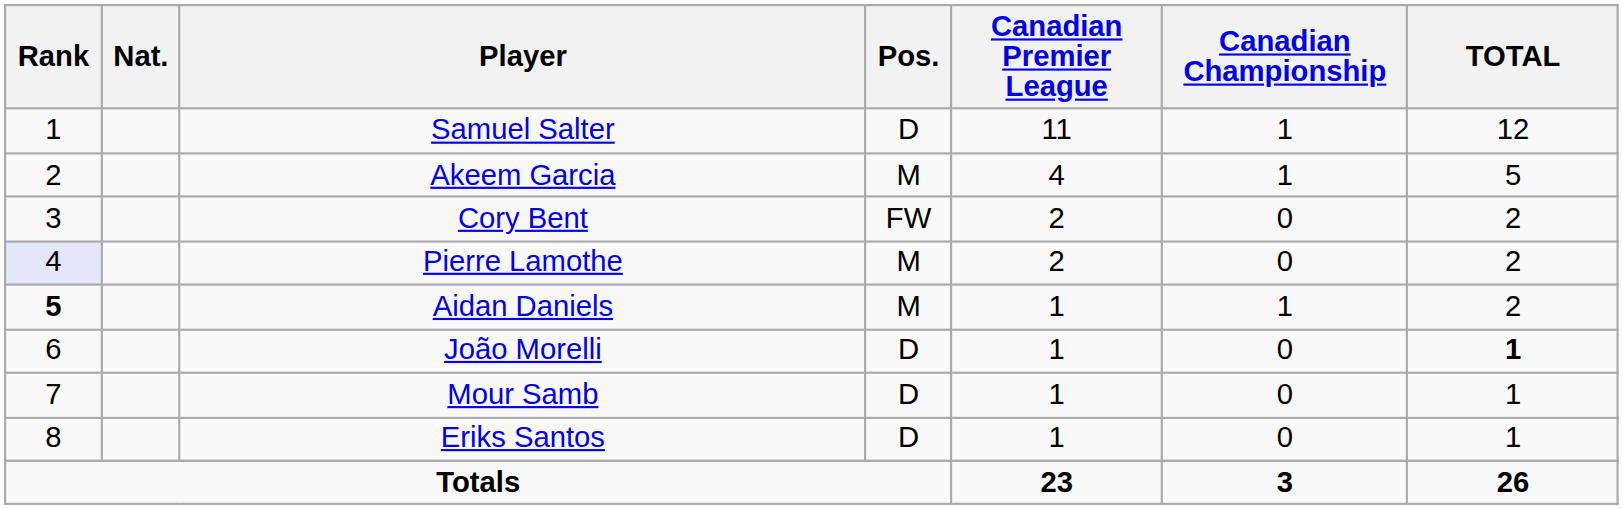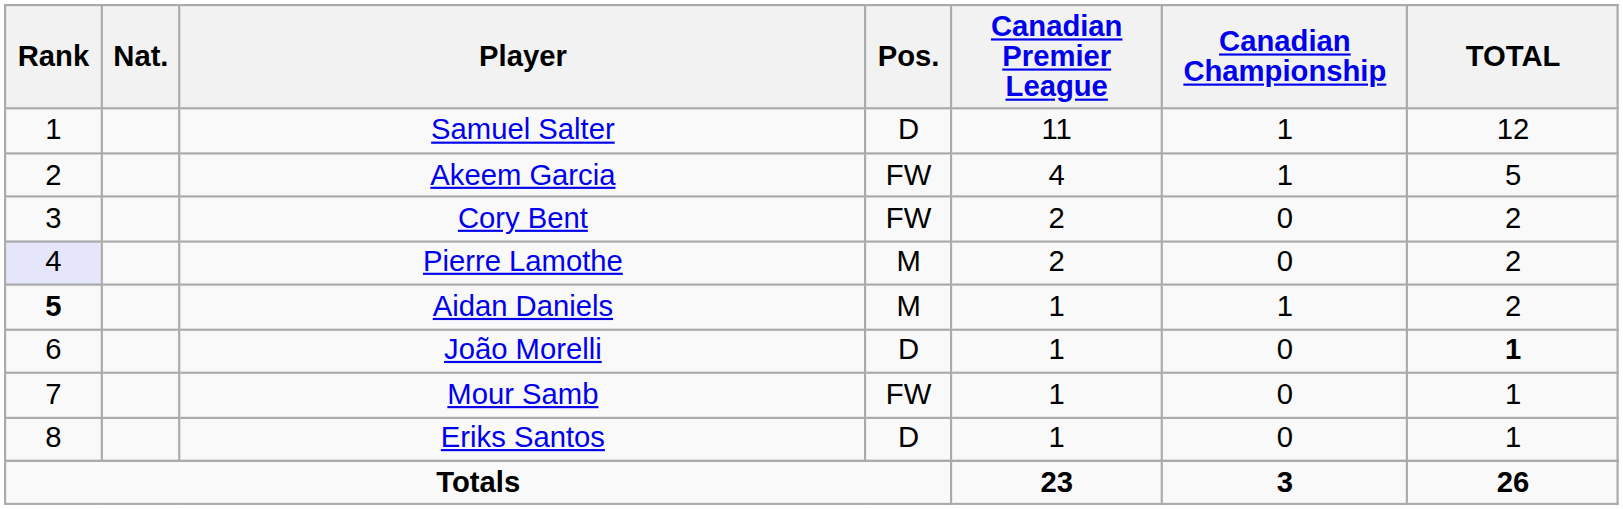(909, 174) M -> (909, 174) FW
(909, 393) D -> (909, 393) FW
